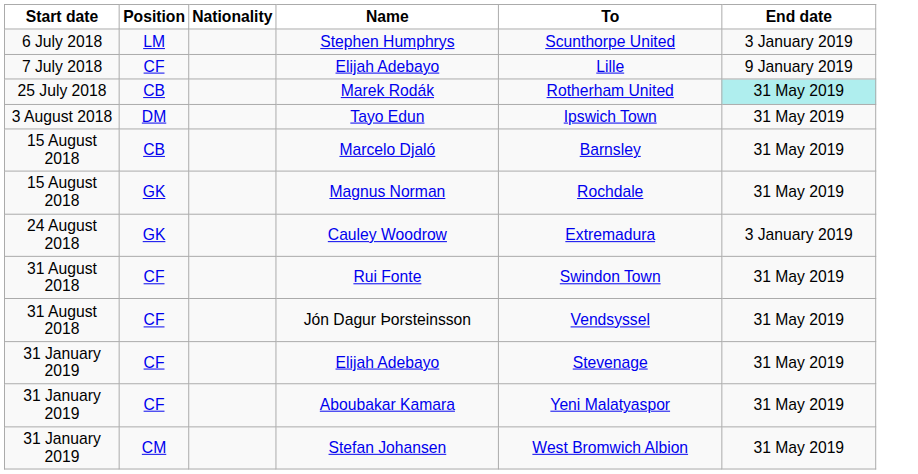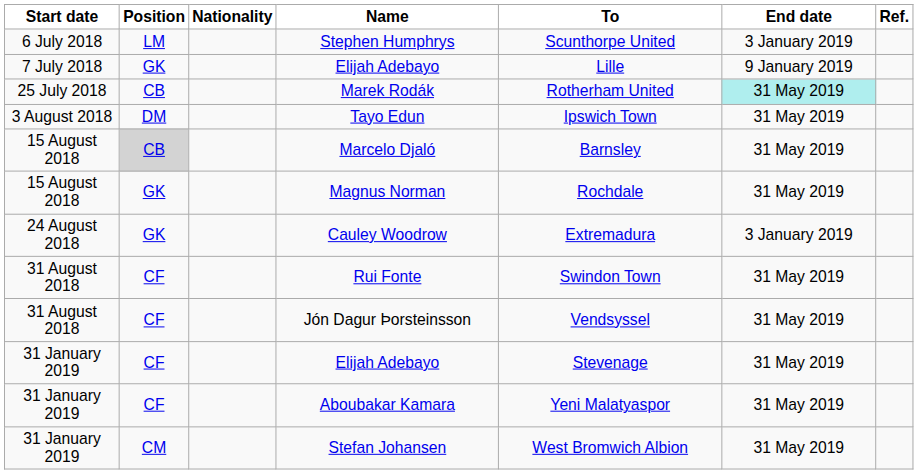+ column: (894, 16)
(154, 66) CF -> (154, 66) GK
(154, 150) no background -> (154, 150) lightgrey background
